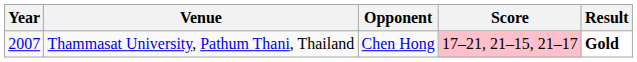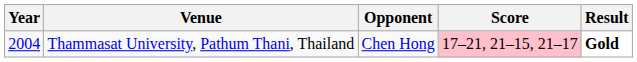(24, 44) 2007 -> (24, 44) 2004
